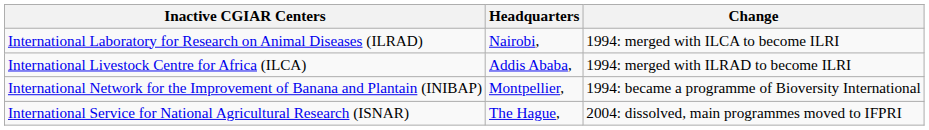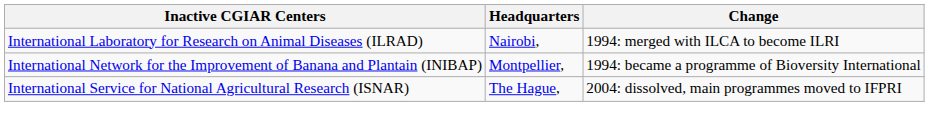- row: (157, 64)
